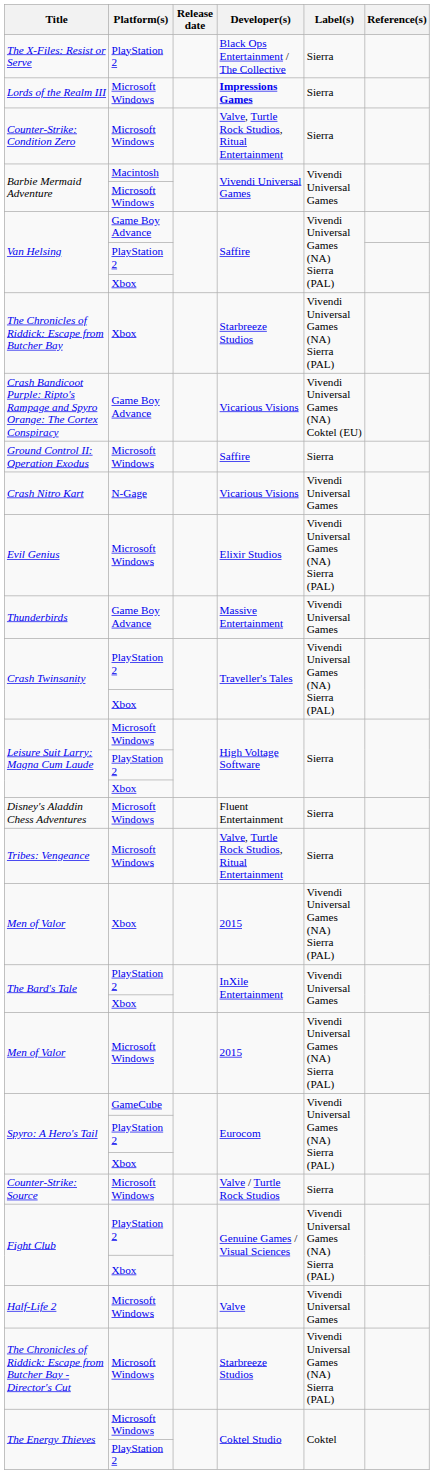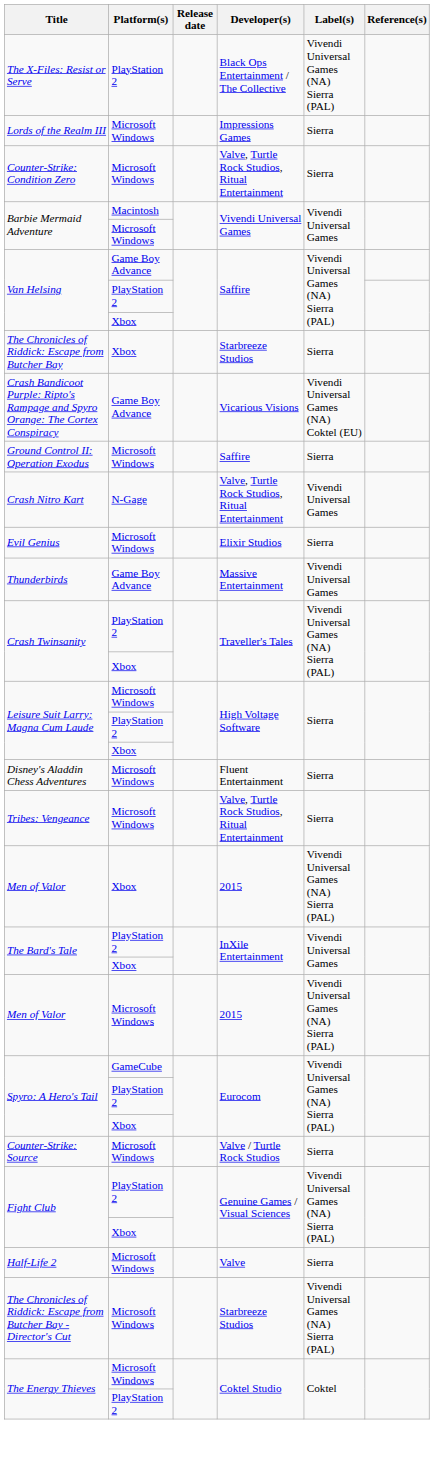(320, 56) Sierra -> (329, 75) Vivendi Universal Games (NA) Sierra (PAL)
(248, 93) bold -> (247, 130) normal
(329, 333) Vivendi Universal Games (NA) Sierra (PAL) -> (320, 351) Sierra
(259, 493) Vicarious Visions -> (251, 499) Valve, Turtle Rock Studios, Ritual Entertainment
(329, 555) Vivendi Universal Games (NA) Sierra (PAL) -> (320, 542) Sierra
(329, 1306) Vivendi Universal Games -> (320, 1262) Sierra
